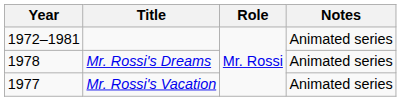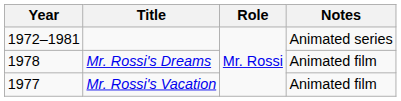(341, 61) Animated series -> (333, 61) Animated film
(341, 84) Animated series -> (333, 84) Animated film
